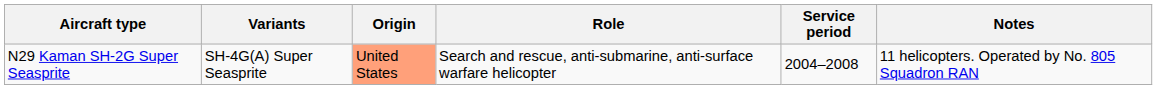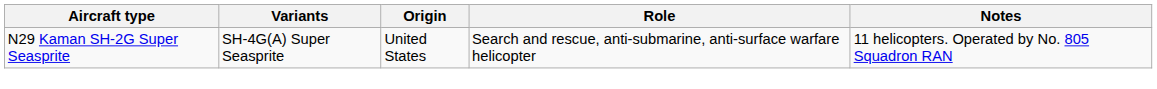- column: (829, 24)
(377, 64) lightsalmon background -> (406, 47) no background
